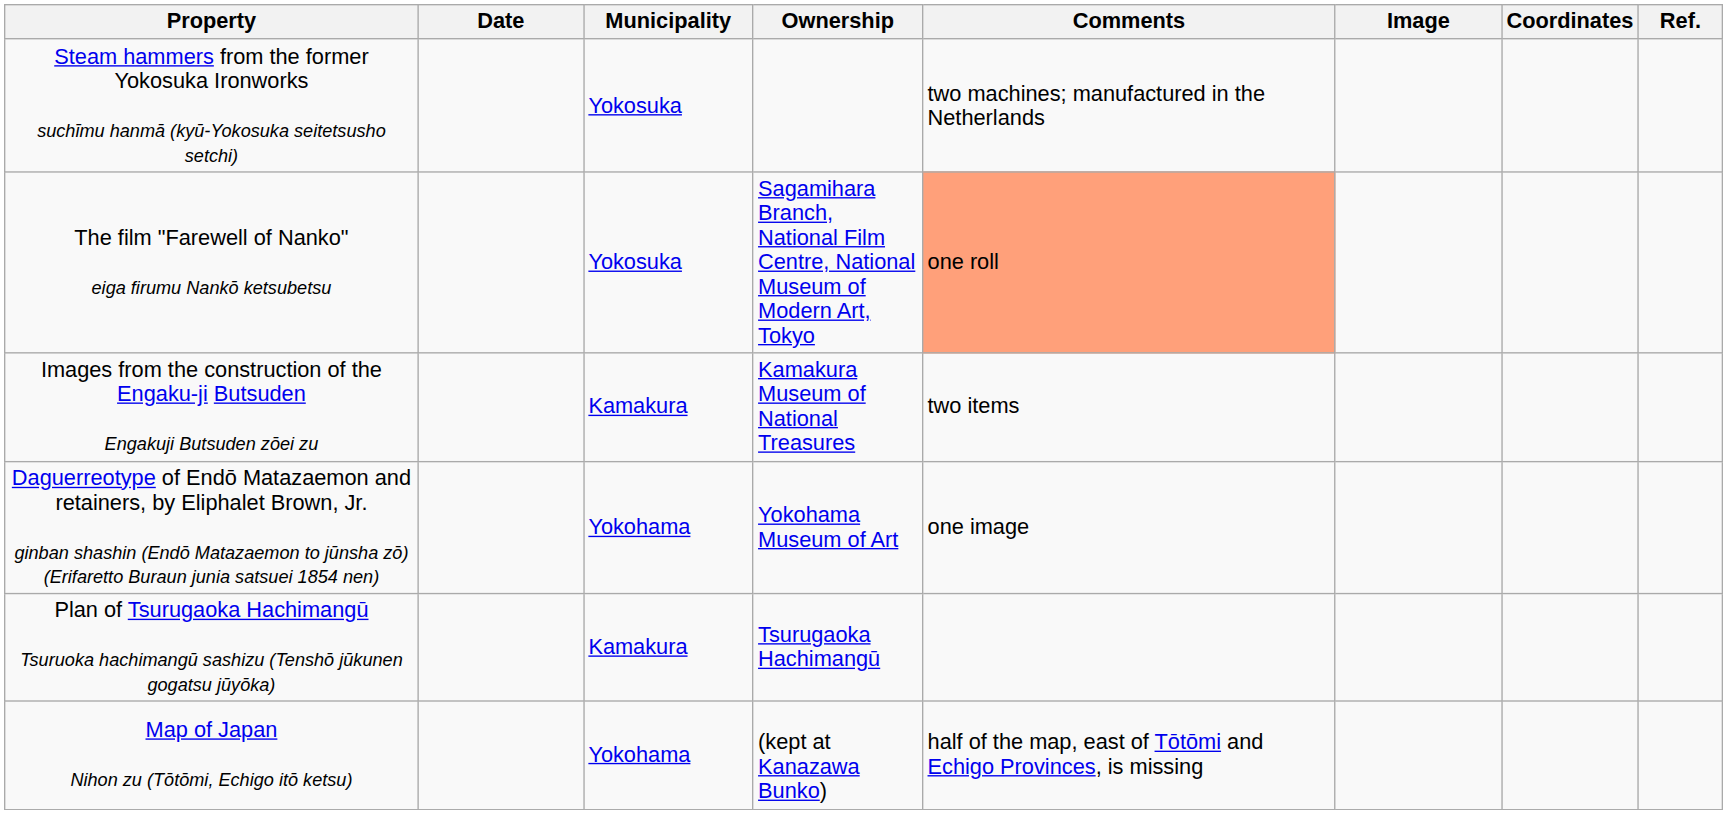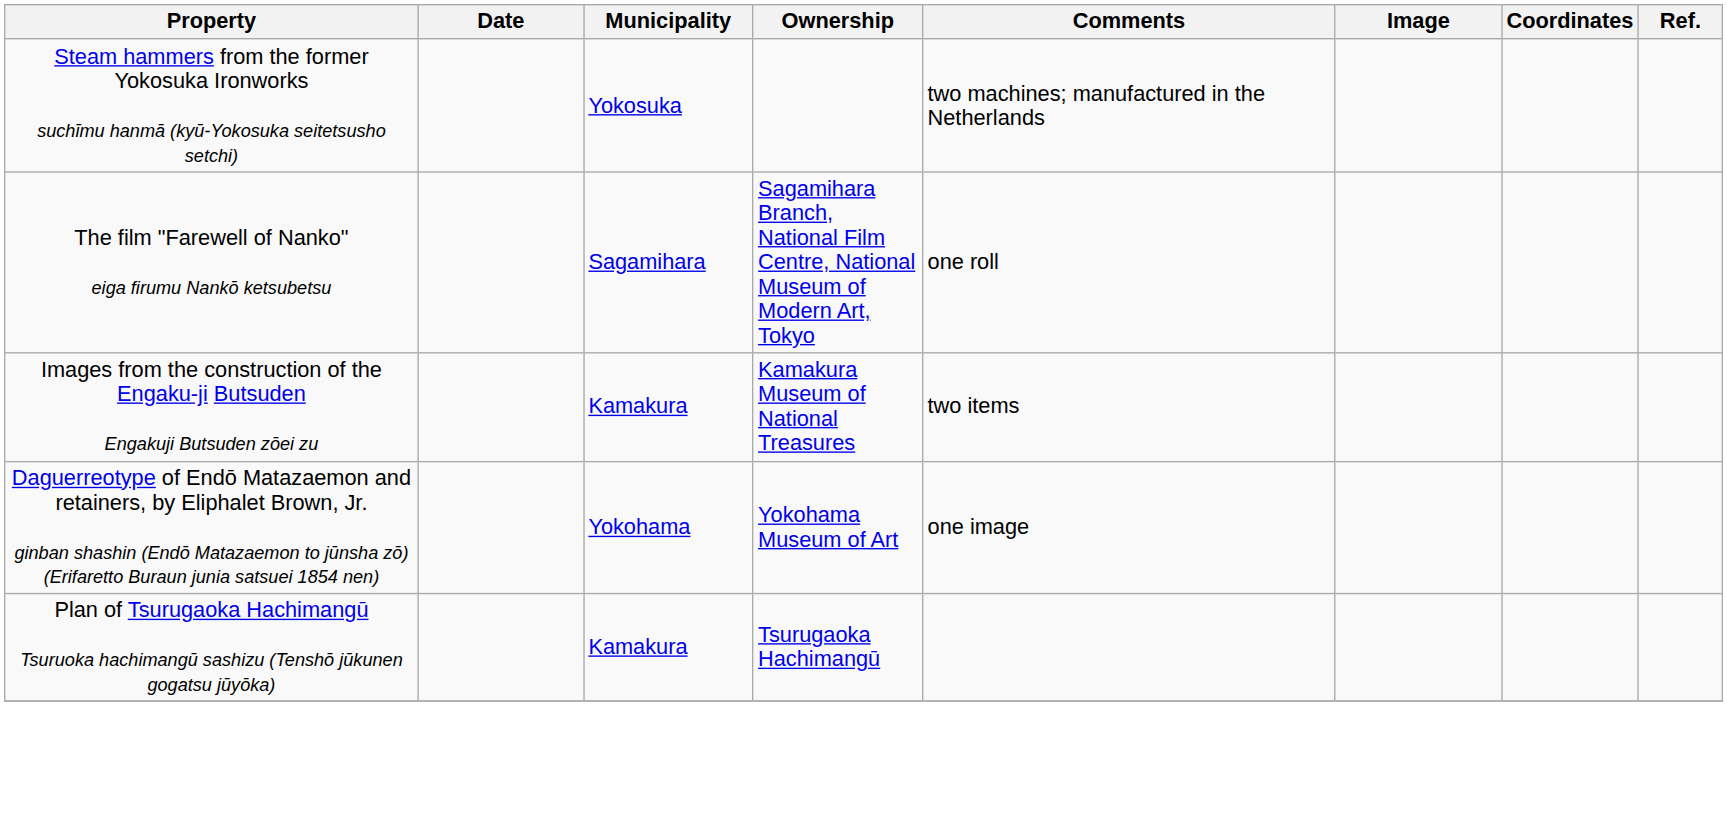(635, 262) Yokosuka -> (647, 262) Sagamihara
(963, 262) lightsalmon background -> (963, 262) no background
- row: (211, 755)
